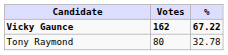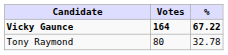(161, 27) 162 -> (161, 27) 164
